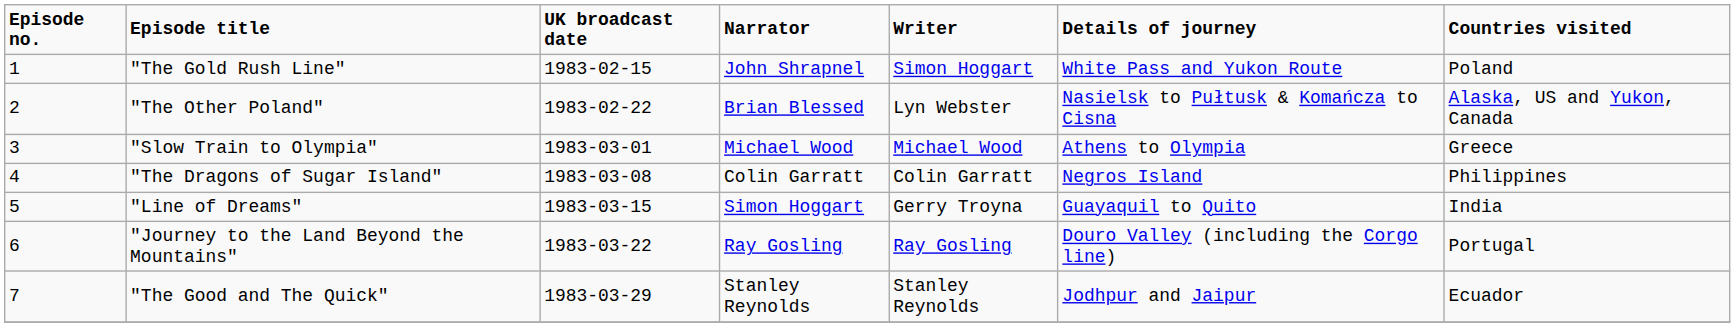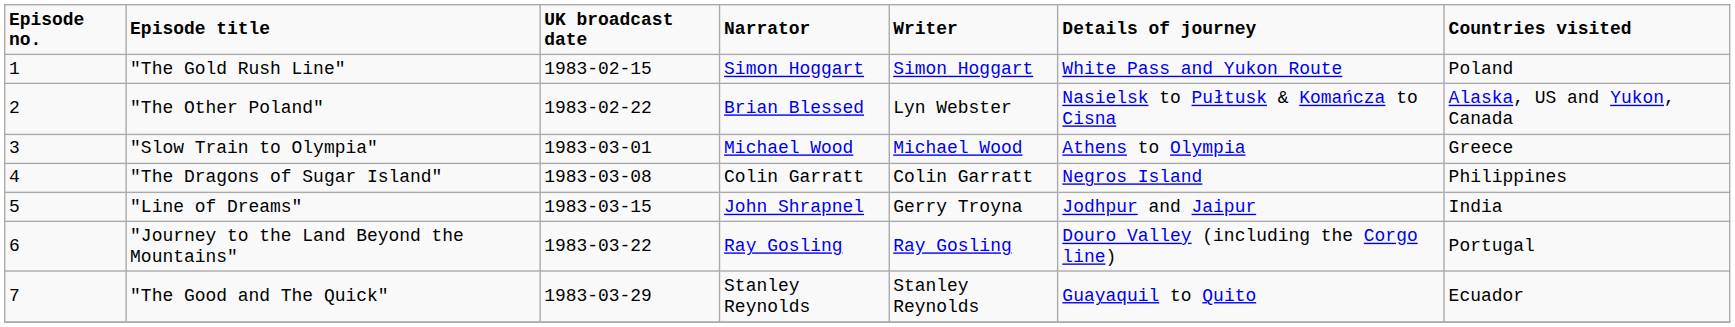(794, 69) John Shrapnel -> (794, 69) Simon Hoggart
(794, 207) Simon Hoggart -> (794, 207) John Shrapnel
(1159, 207) Guayaquil to Quito -> (1159, 207) Jodhpur and Jaipur
(1159, 296) Jodhpur and Jaipur -> (1159, 296) Guayaquil to Quito
